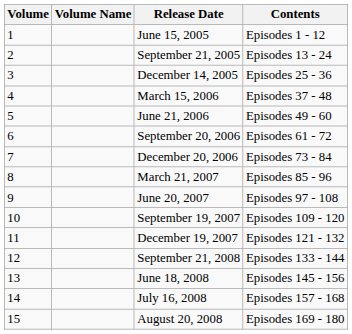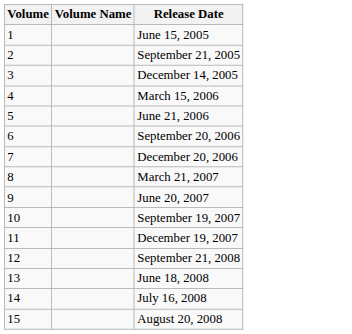- column: (295, 14)
